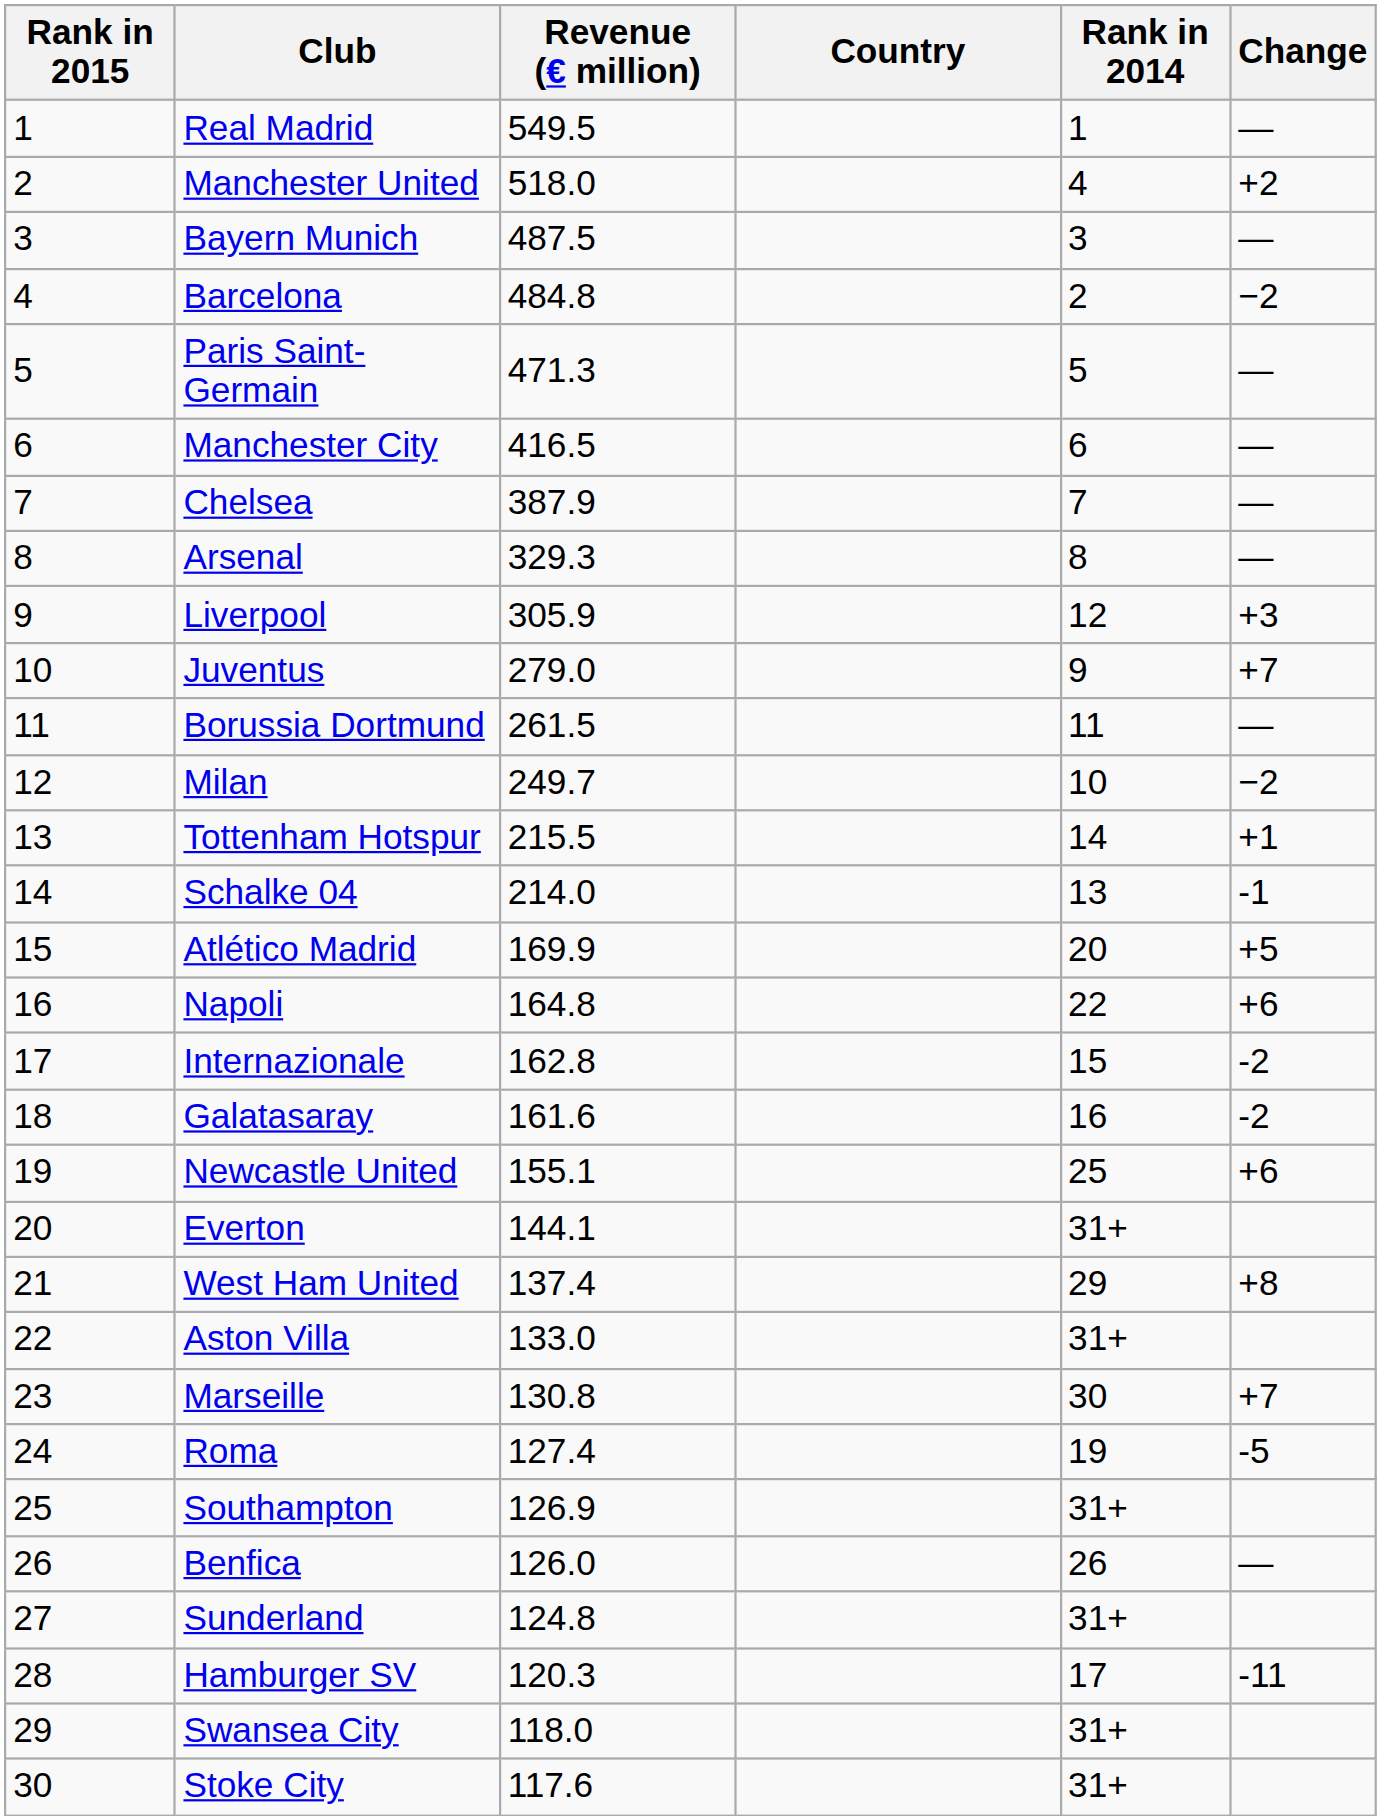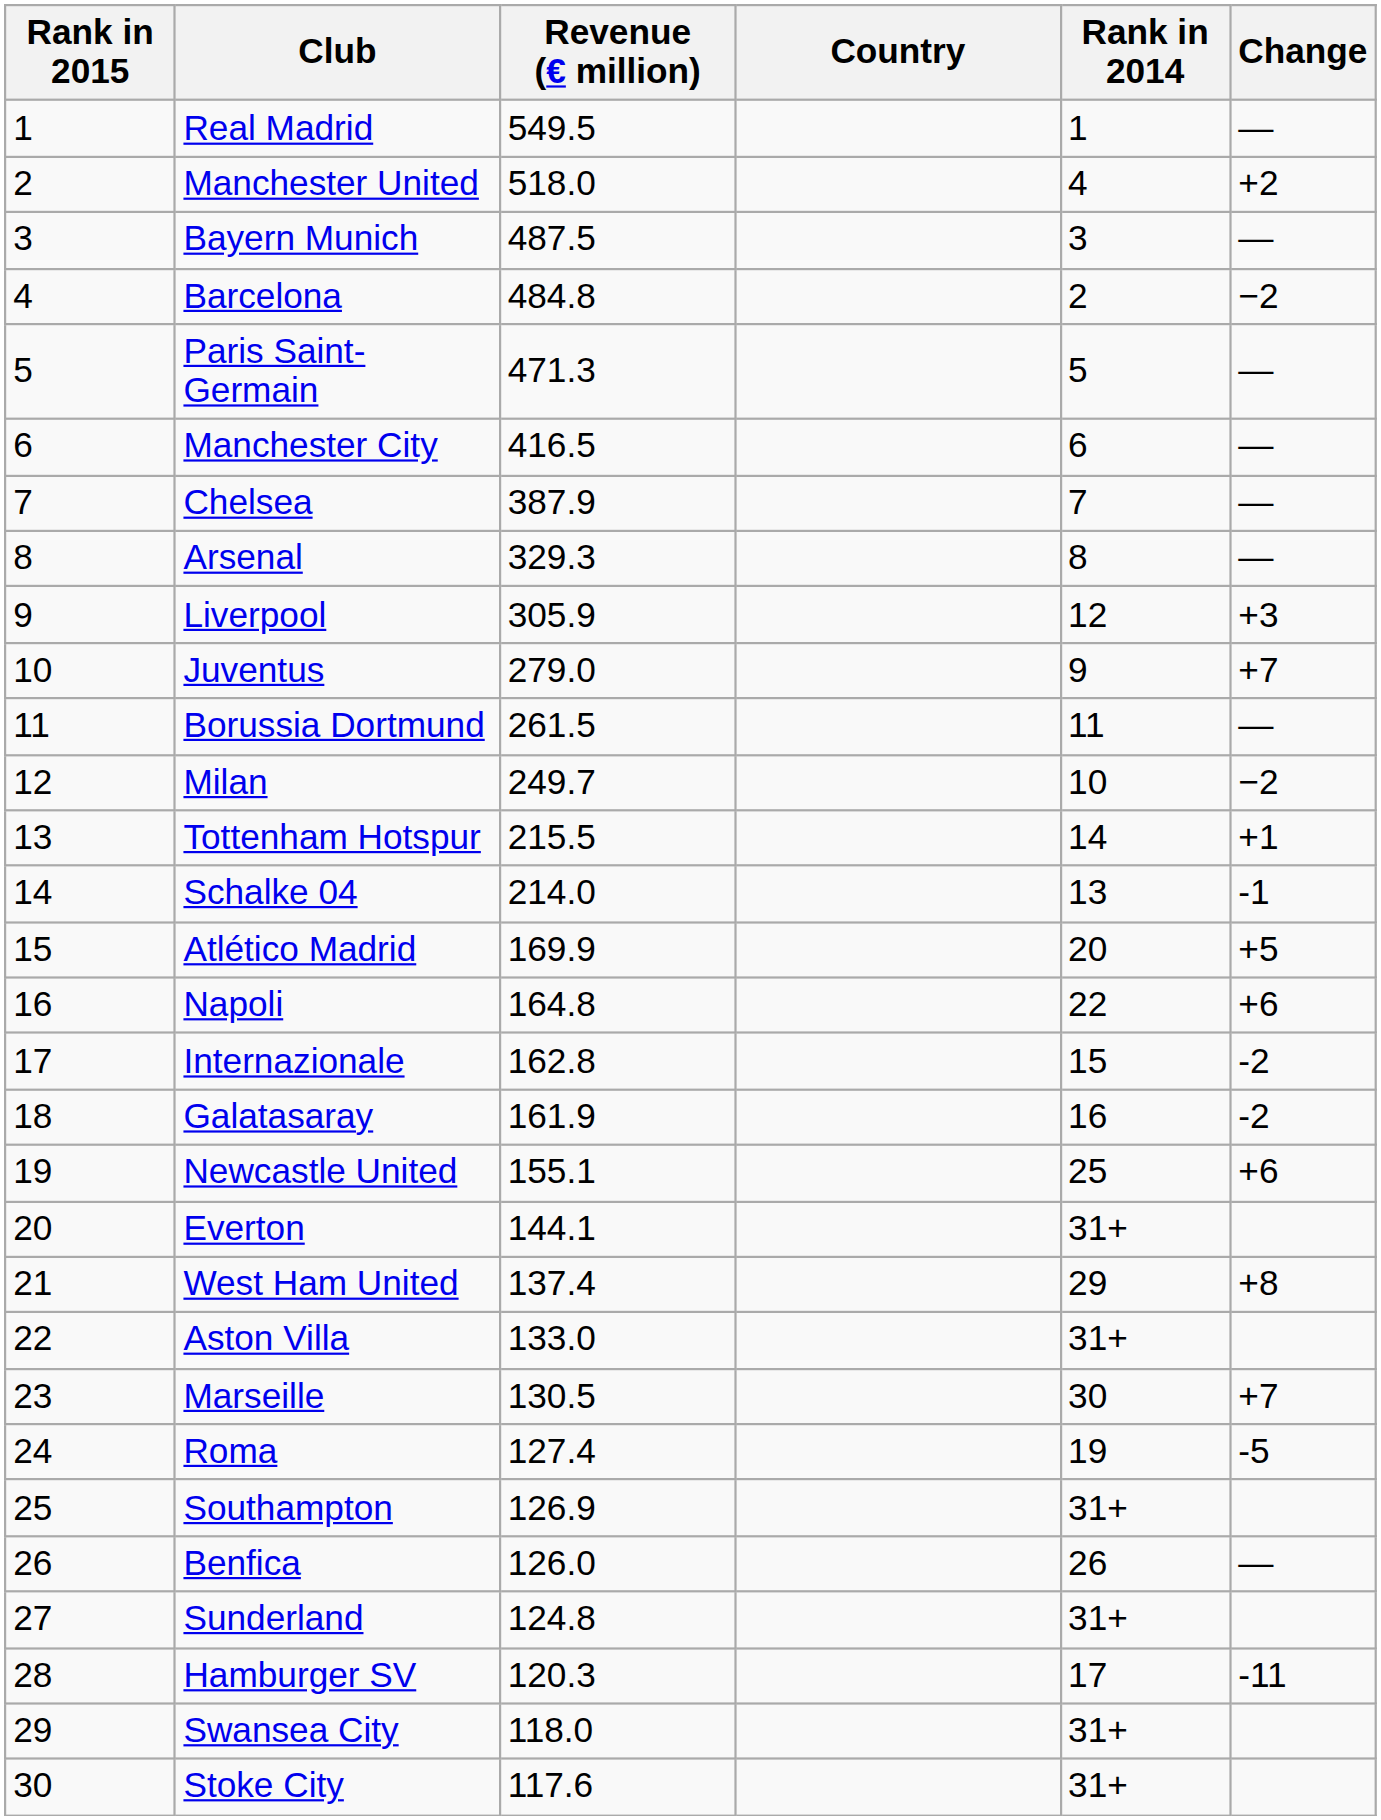(552, 1116) 161.6 -> (552, 1116) 161.9
(552, 1395) 130.8 -> (552, 1395) 130.5
